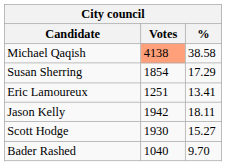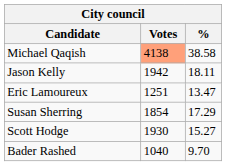rows swapped: (36, 111) <-> (45, 72)
(202, 92) 13.41 -> (202, 92) 13.47
